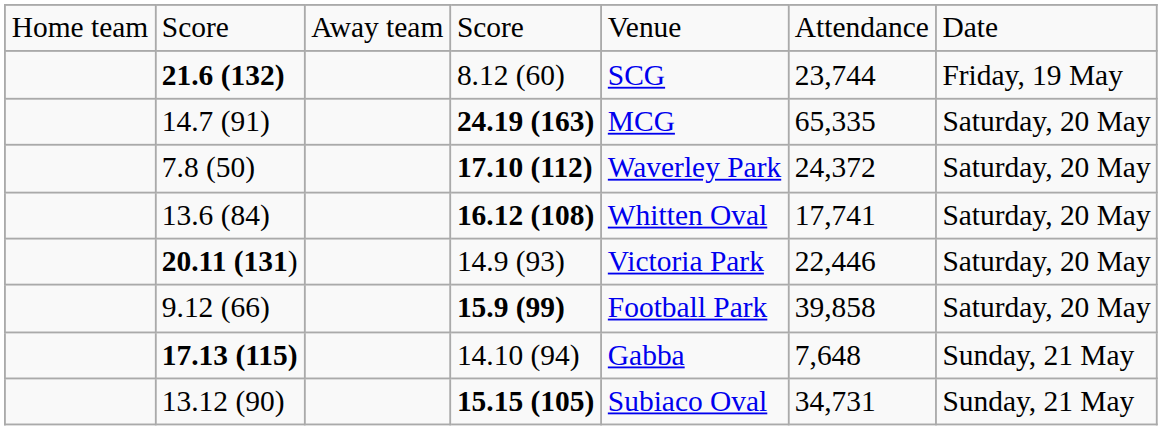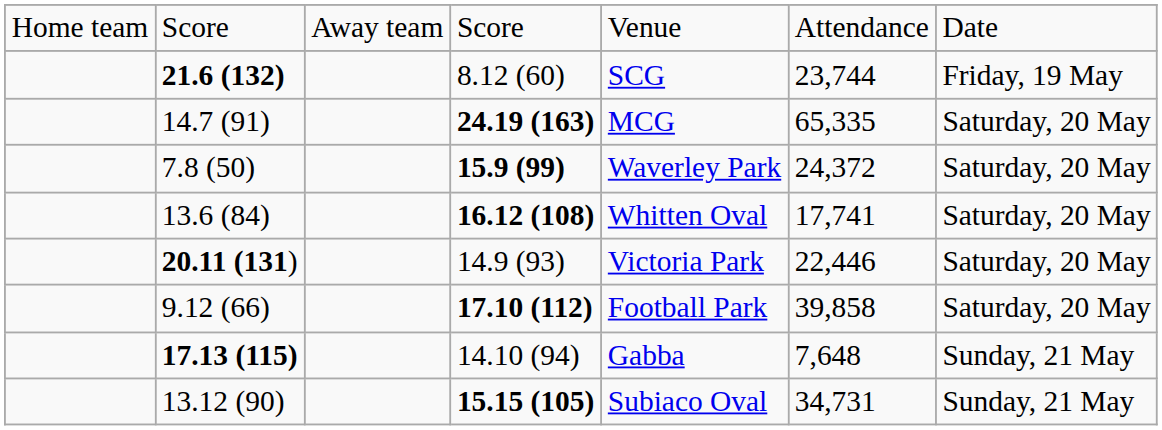(525, 167) 17.10 (112) -> (511, 167) 15.9 (99)
(511, 307) 15.9 (99) -> (525, 307) 17.10 (112)
